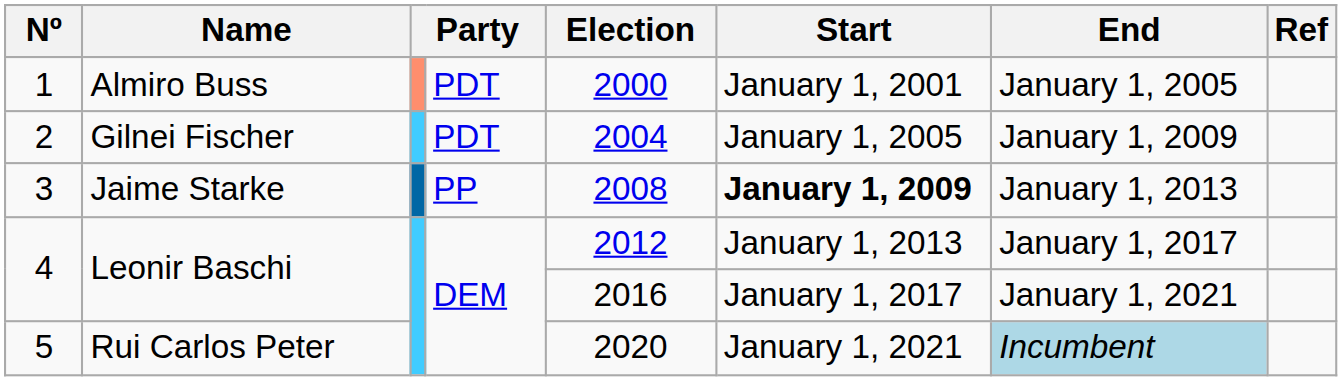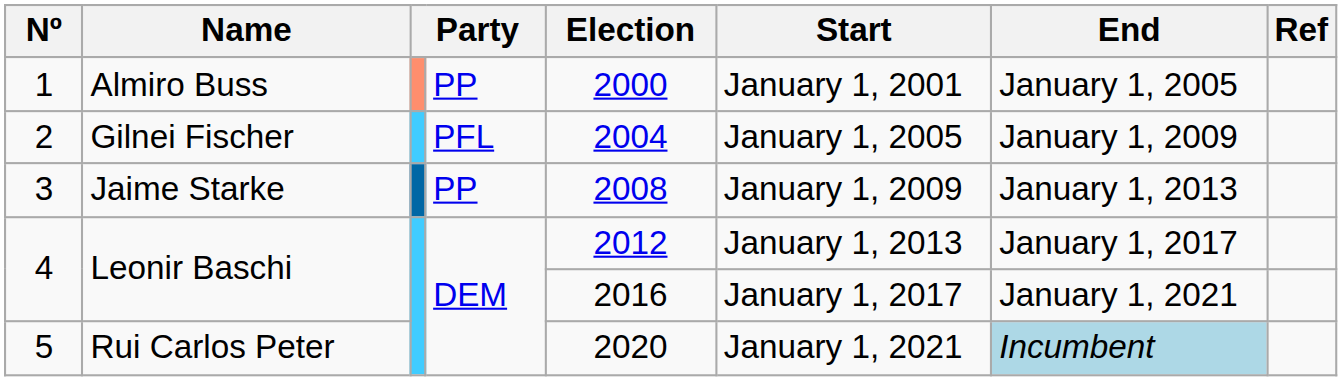(466, 83) PDT -> (455, 83) PP
(466, 136) PDT -> (464, 136) PFL
(848, 189) bold -> (843, 189) normal
